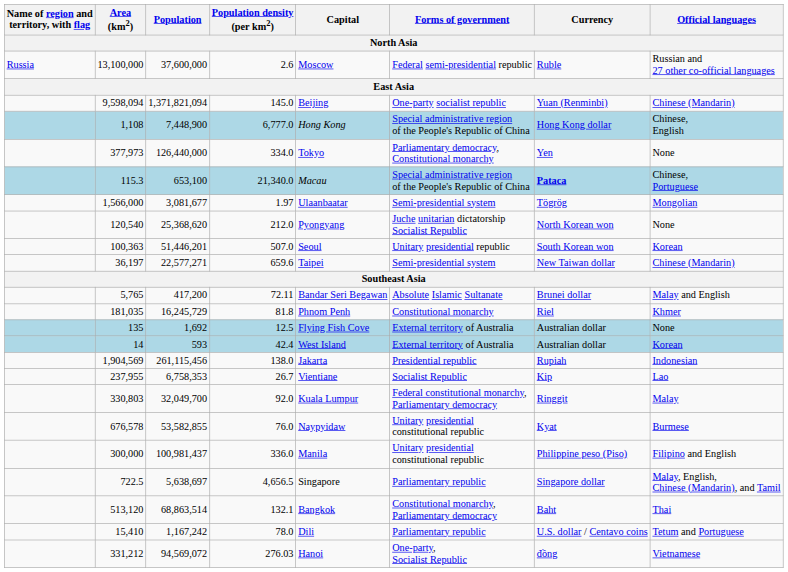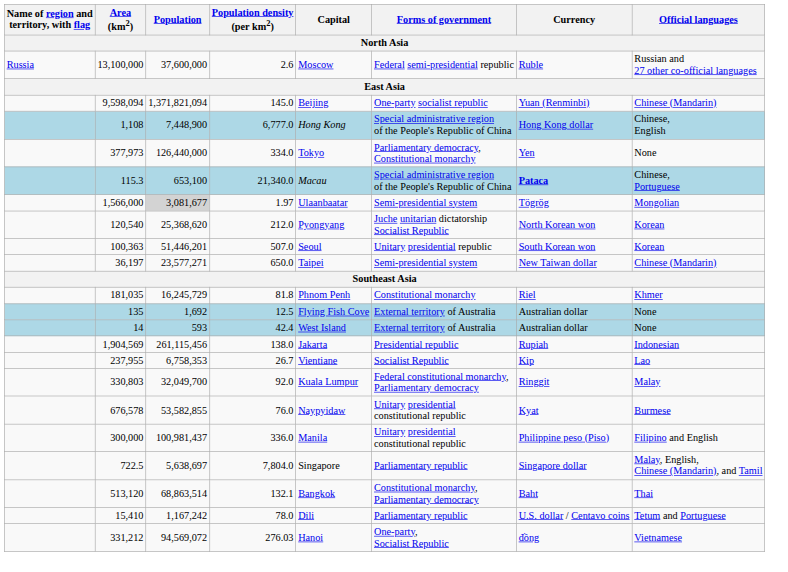(187, 202) no background -> (187, 202) lightgrey background
(664, 224) None -> (649, 224) Korean
(184, 263) 22,577,271 -> (184, 263) 23,577,271
(282, 263) 659.6 -> (282, 263) 650.0
- row: (132, 295)
(668, 344) Korean -> (645, 328) None
(278, 482) 4,656.5 -> (278, 465) 7,804.0
